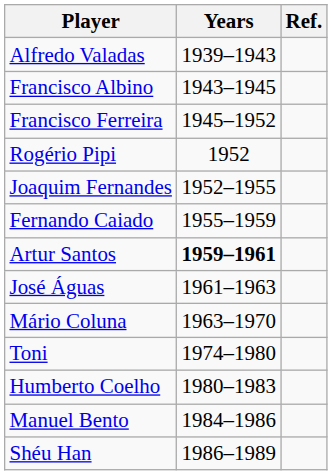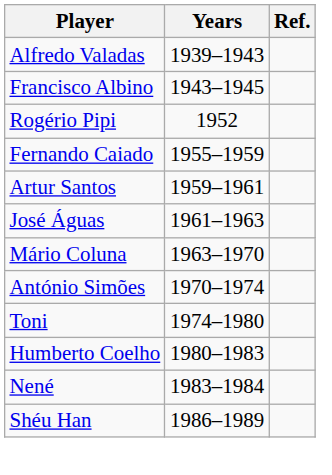- row: (86, 120)
- row: (91, 187)
(229, 253) bold -> (217, 187) normal
+ row: (77, 287)
+ row: (32, 386)
- row: (69, 420)
